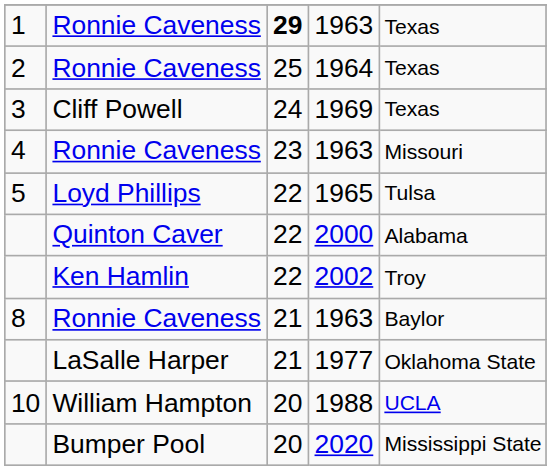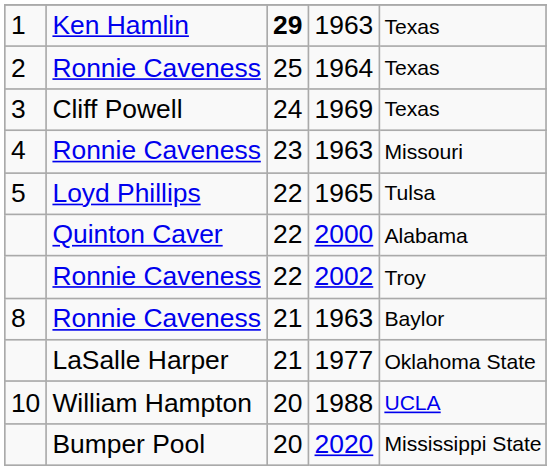(157, 25) Ronnie Caveness -> (121, 25) Ken Hamlin
(121, 276) Ken Hamlin -> (157, 276) Ronnie Caveness
